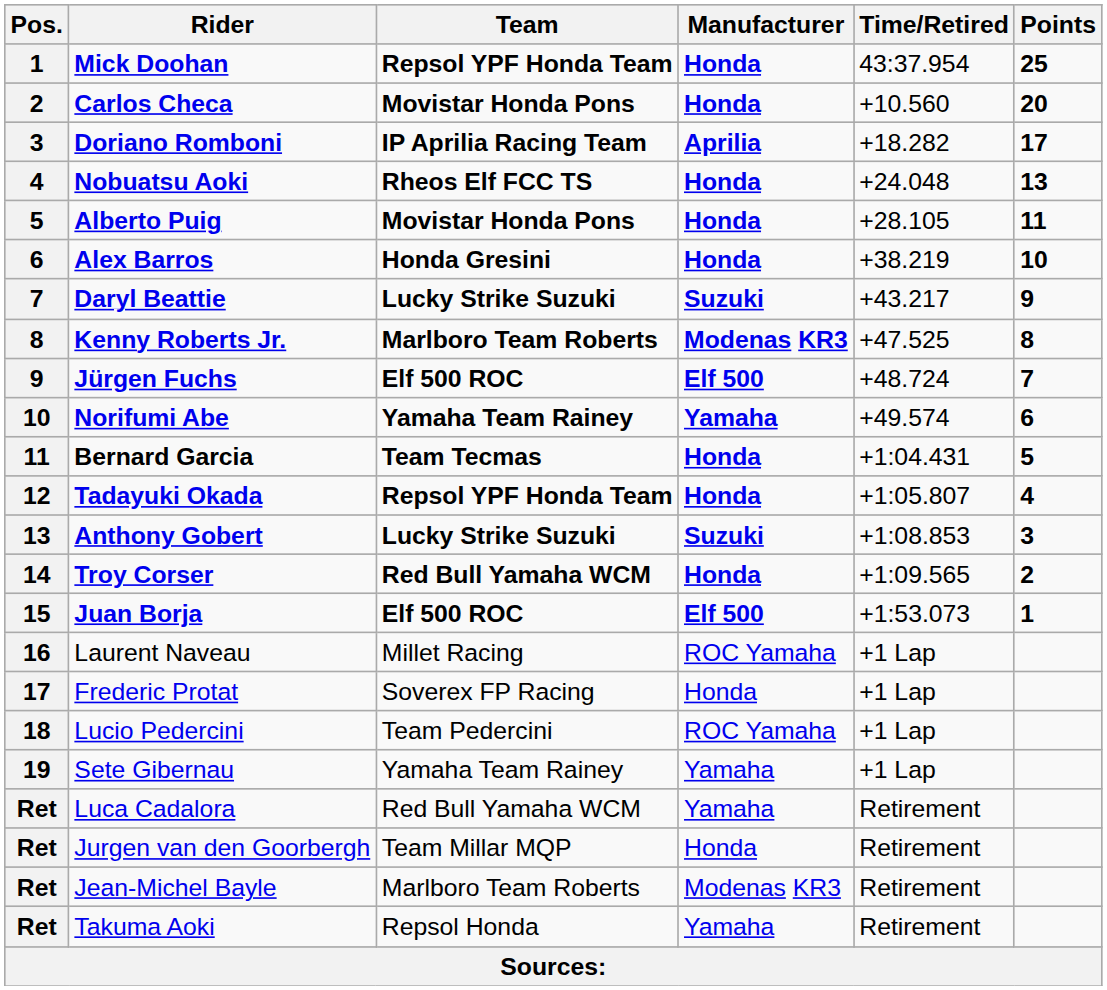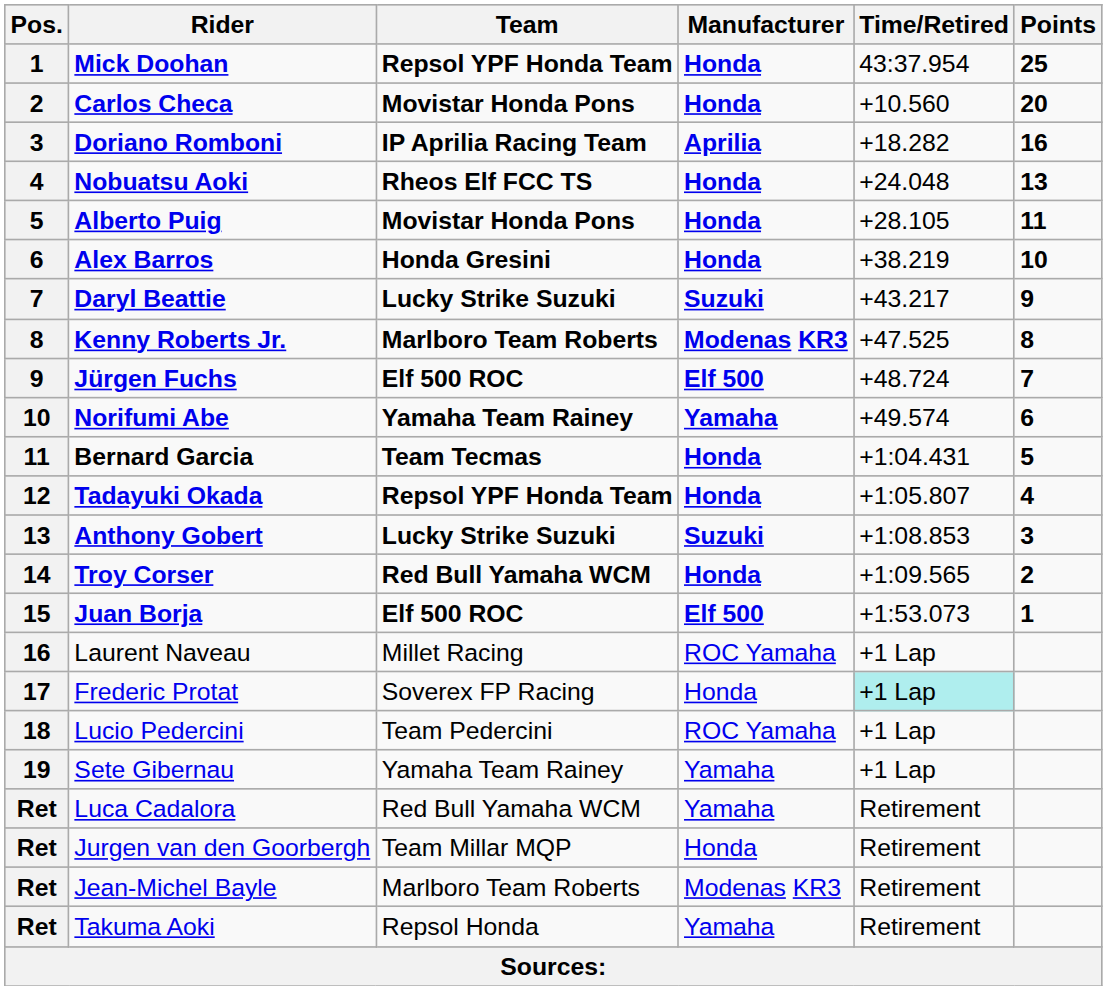(1034, 142) 17 -> (1034, 142) 16
(897, 691) no background -> (897, 691) paleturquoise background
